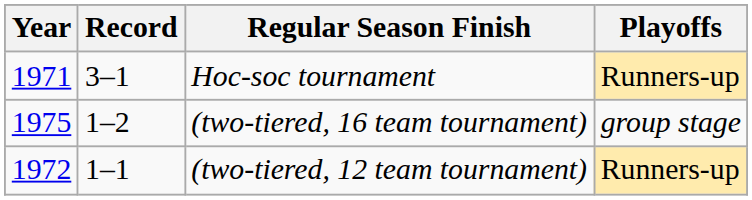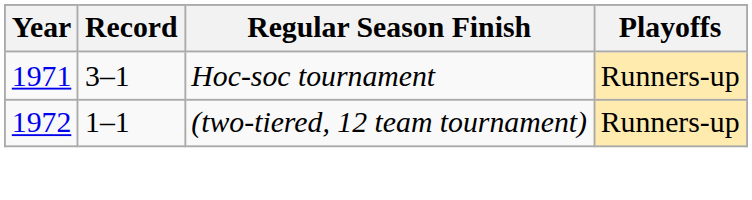- row: (389, 122)
